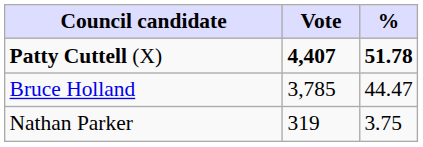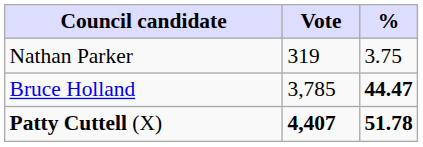rows swapped: (86, 55) <-> (71, 123)
(388, 89) normal -> (388, 89) bold
